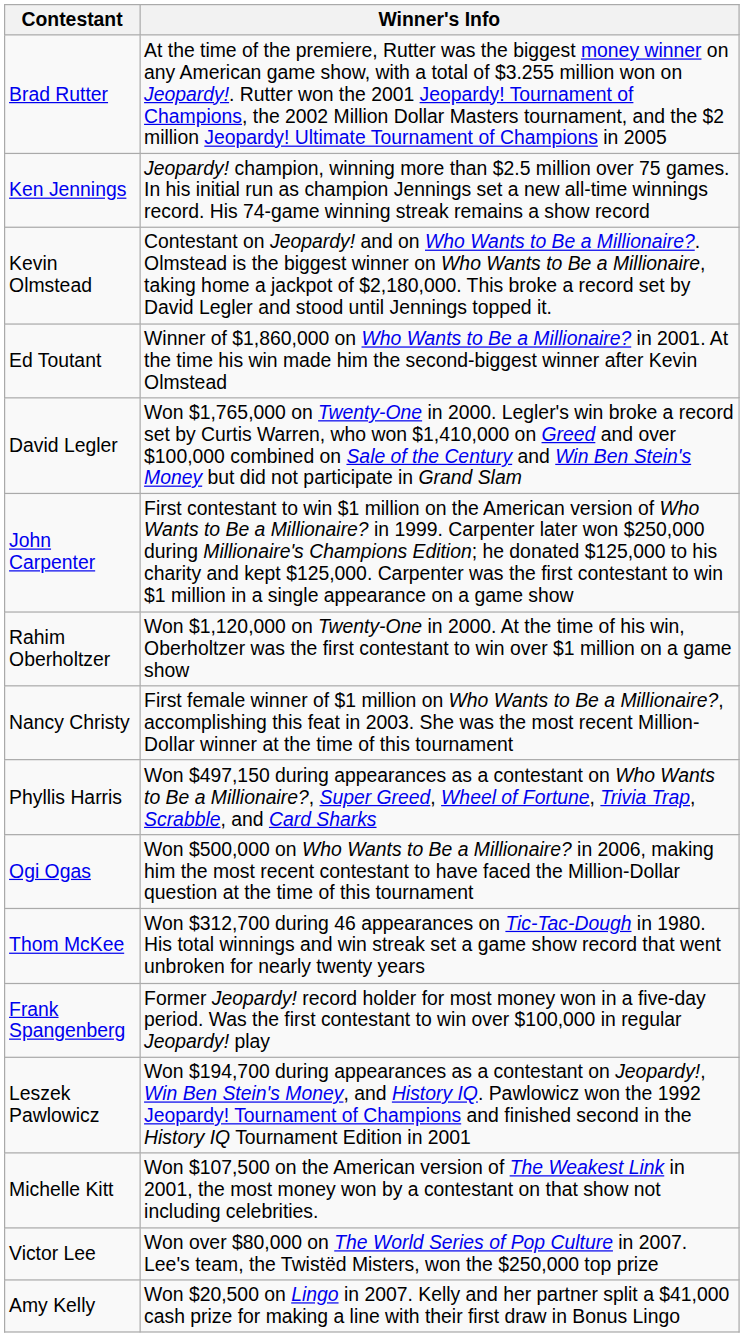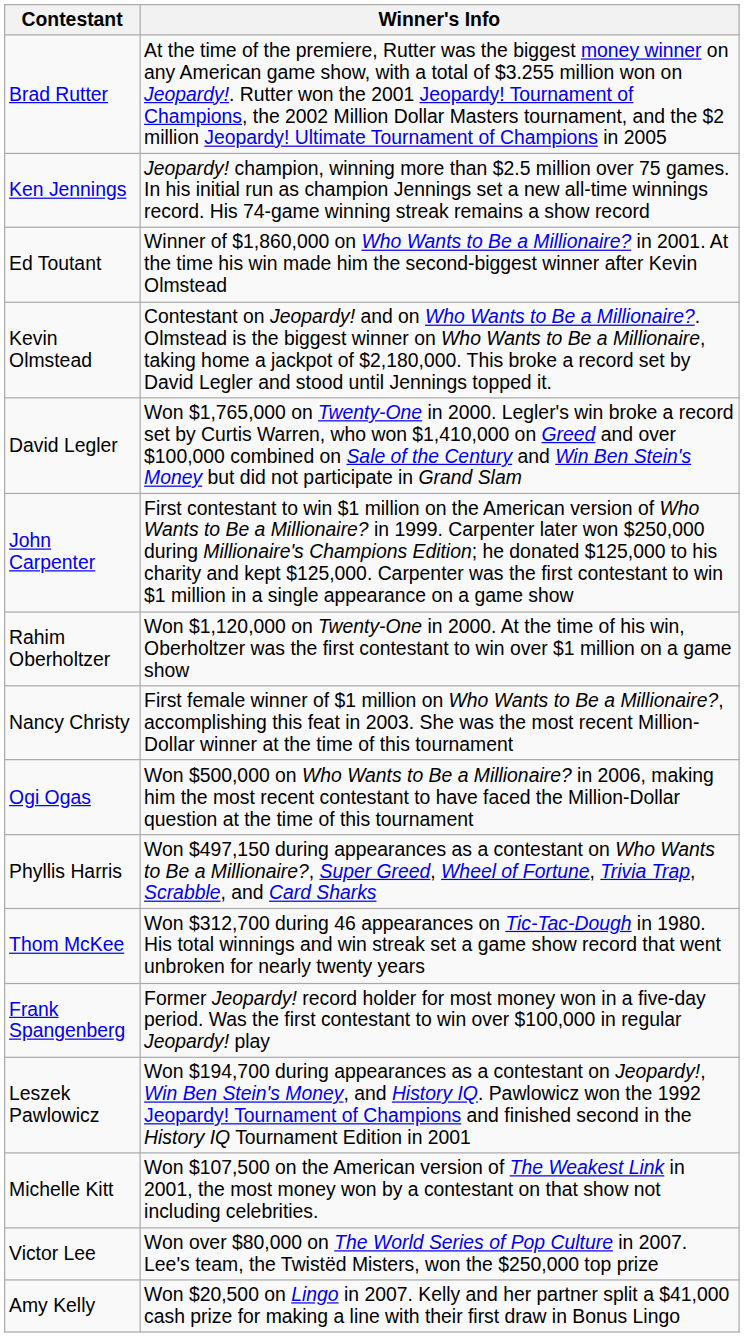rows swapped: (50, 275) <-> (55, 360)
rows swapped: (50, 871) <-> (66, 797)
